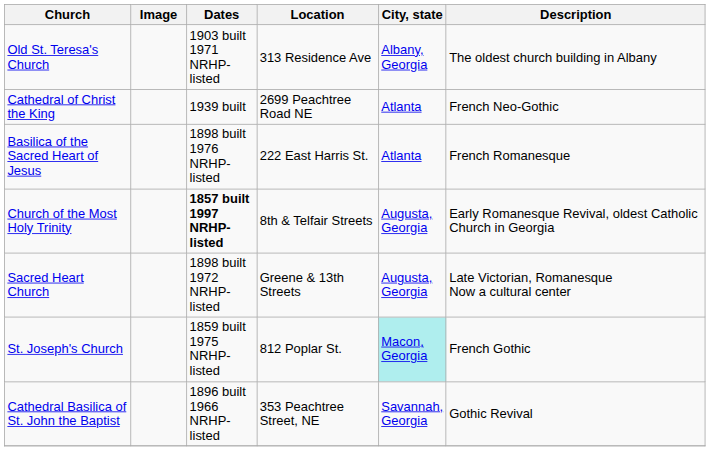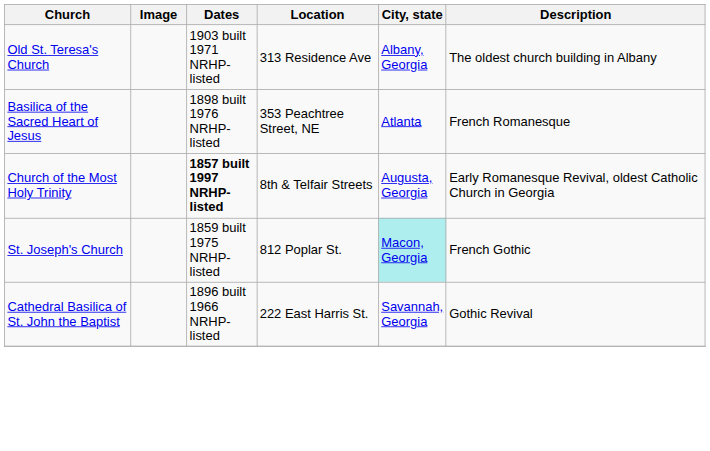- row: (61, 106)
(314, 156) 222 East Harris St. -> (302, 121) 353 Peachtree Street, NE
- row: (46, 285)
(302, 413) 353 Peachtree Street, NE -> (314, 314) 222 East Harris St.
